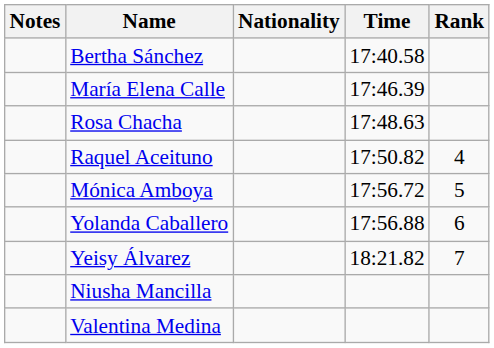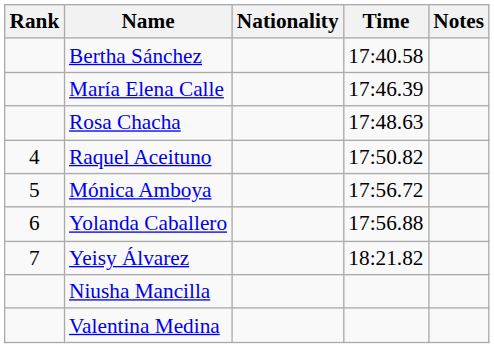columns swapped: (459, 21) <-> (35, 21)
